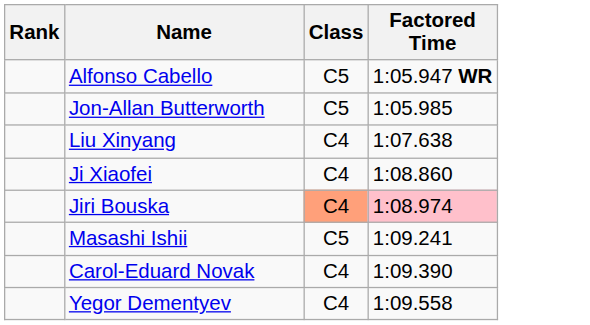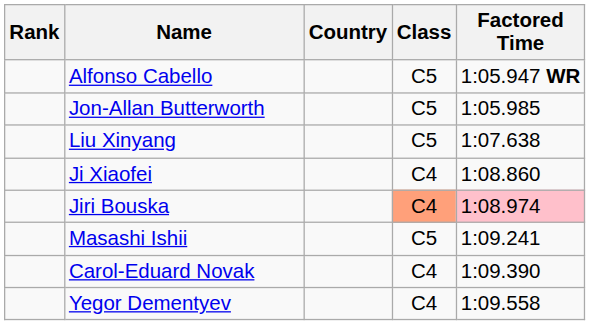+ column: (348, 32)
(336, 141) C4 -> (424, 141) C5
